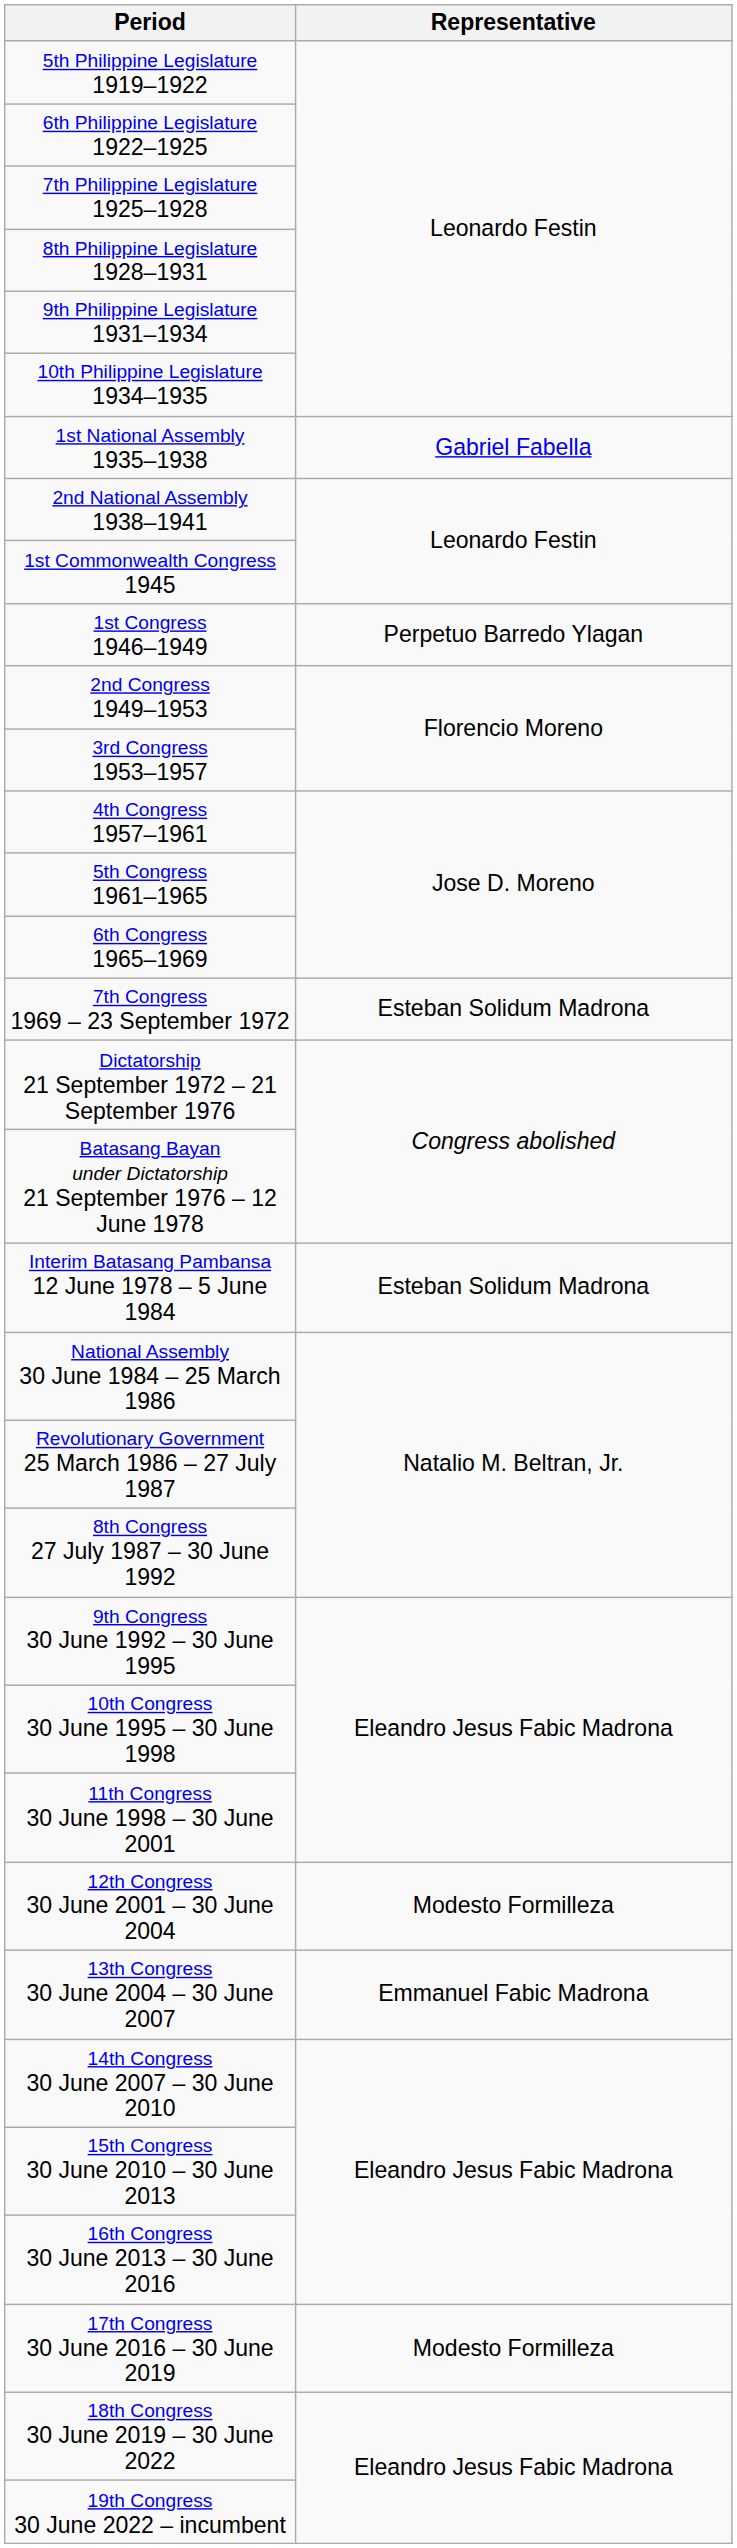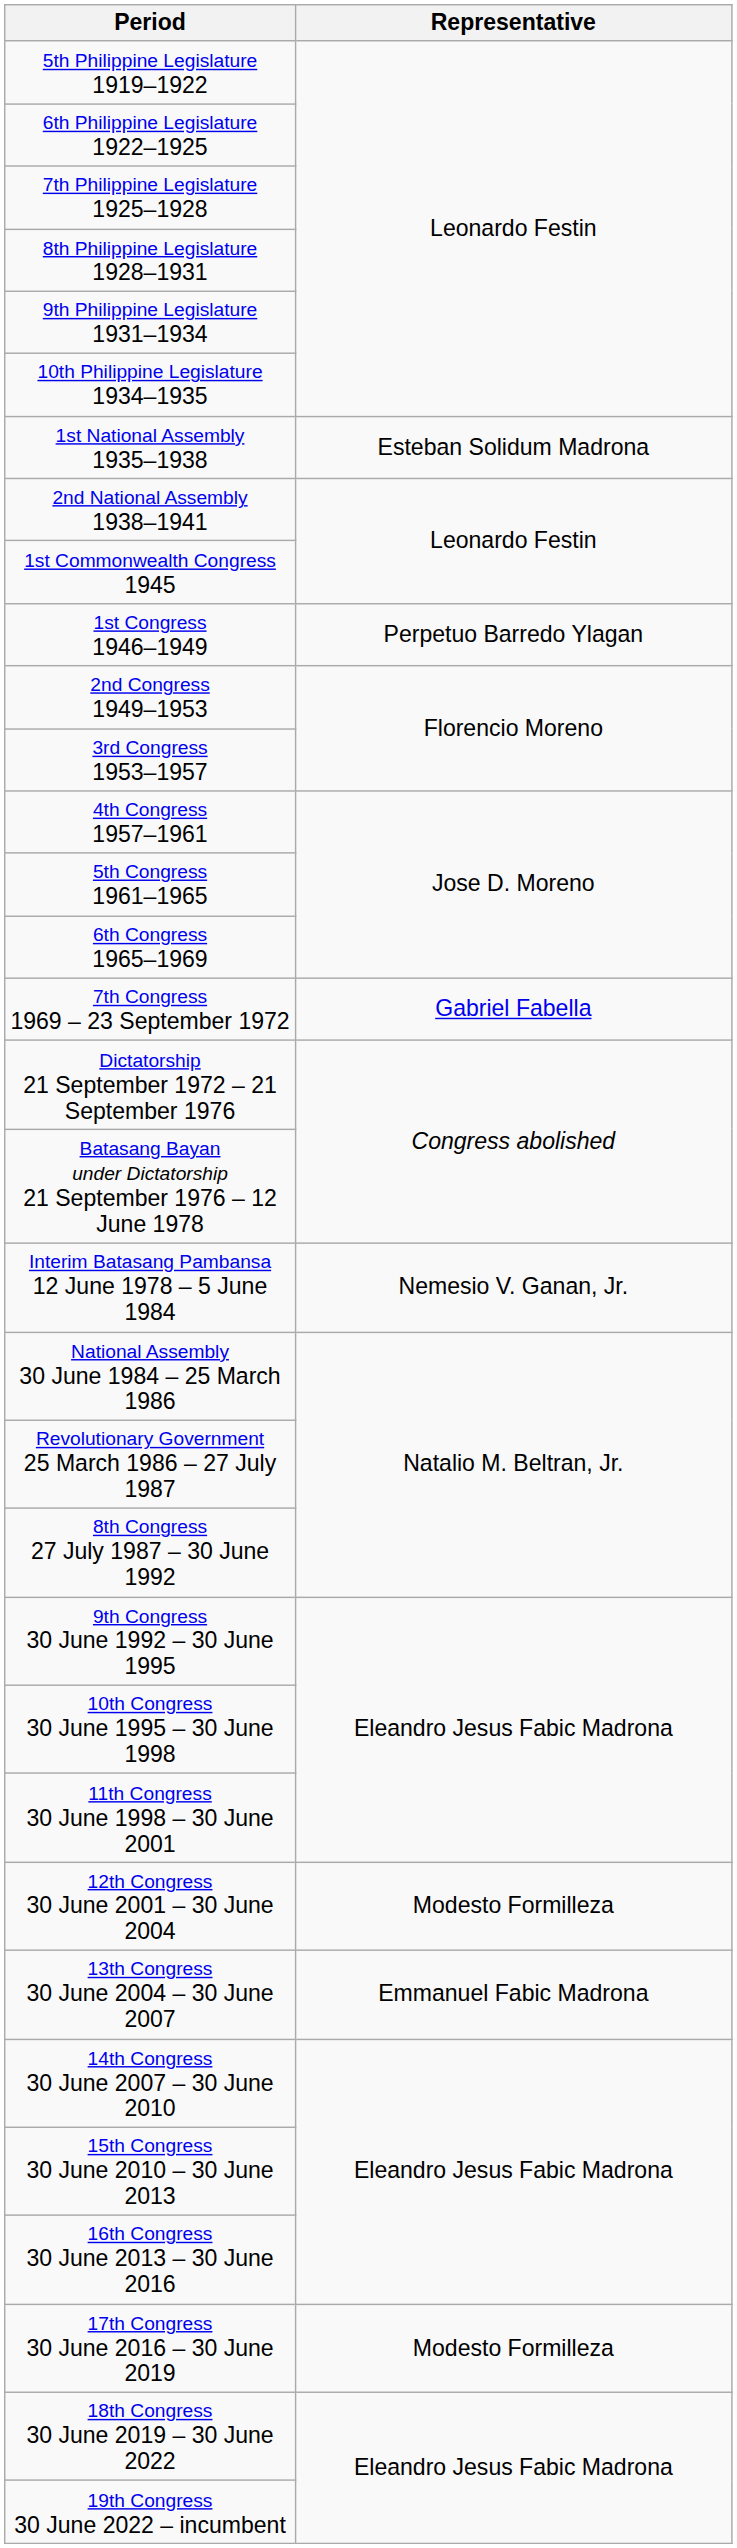(513, 447) Gabriel Fabella -> (513, 447) Esteban Solidum Madrona
(513, 1009) Esteban Solidum Madrona -> (513, 1009) Gabriel Fabella
(513, 1287) Esteban Solidum Madrona -> (513, 1287) Nemesio V. Ganan, Jr.
